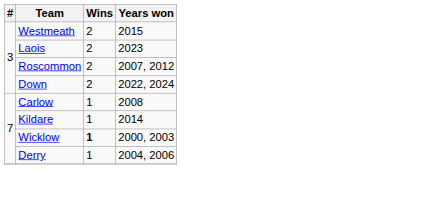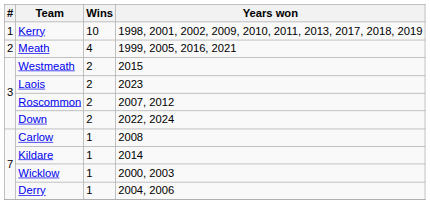+ row: (32, 31)
+ row: (34, 48)
(89, 137) bold -> (89, 173) normal
